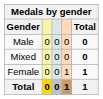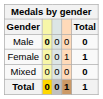(47, 41) normal -> (47, 41) bold
rows swapped: (23, 71) <-> (23, 56)
